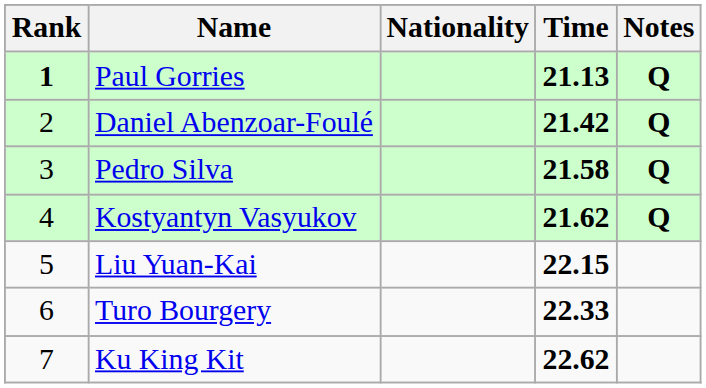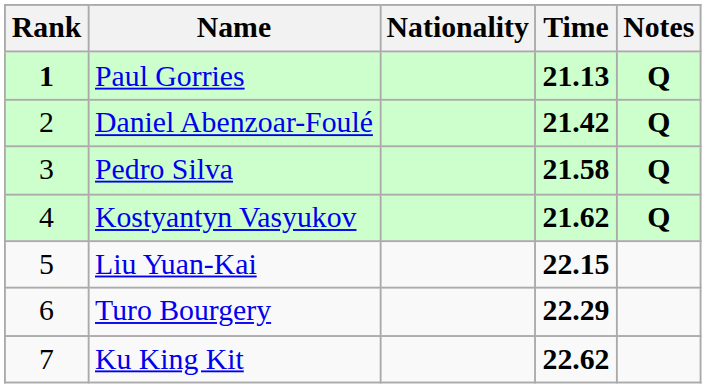(576, 311) 22.33 -> (576, 311) 22.29
